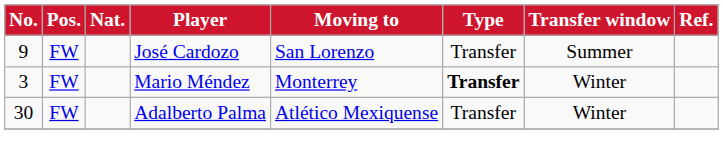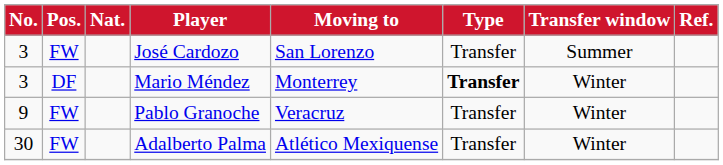(23, 50) 9 -> (23, 50) 3
(64, 81) FW -> (64, 81) DF
+ row: (197, 112)
